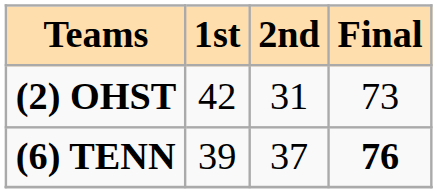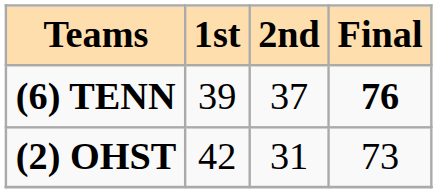rows swapped: (96, 156) <-> (96, 95)
